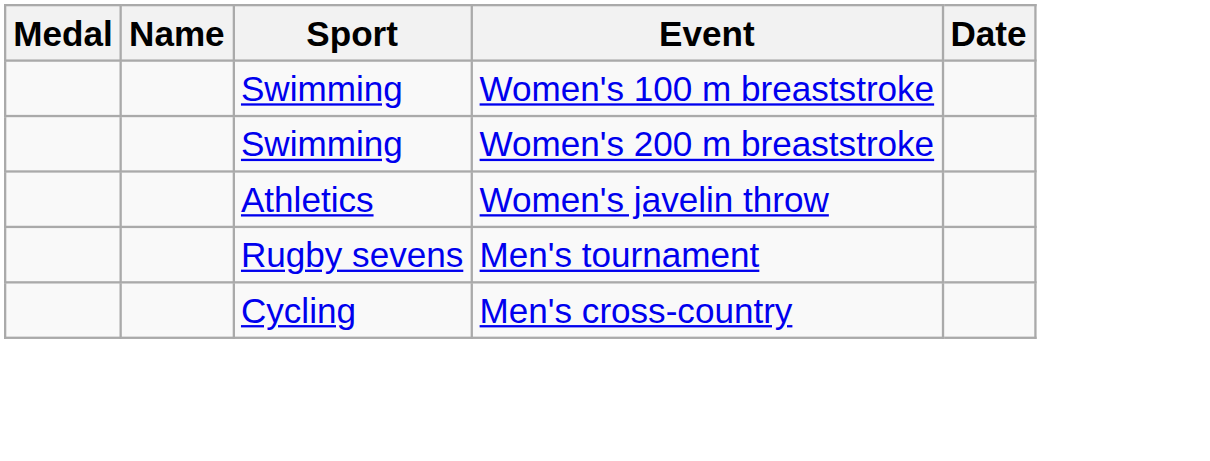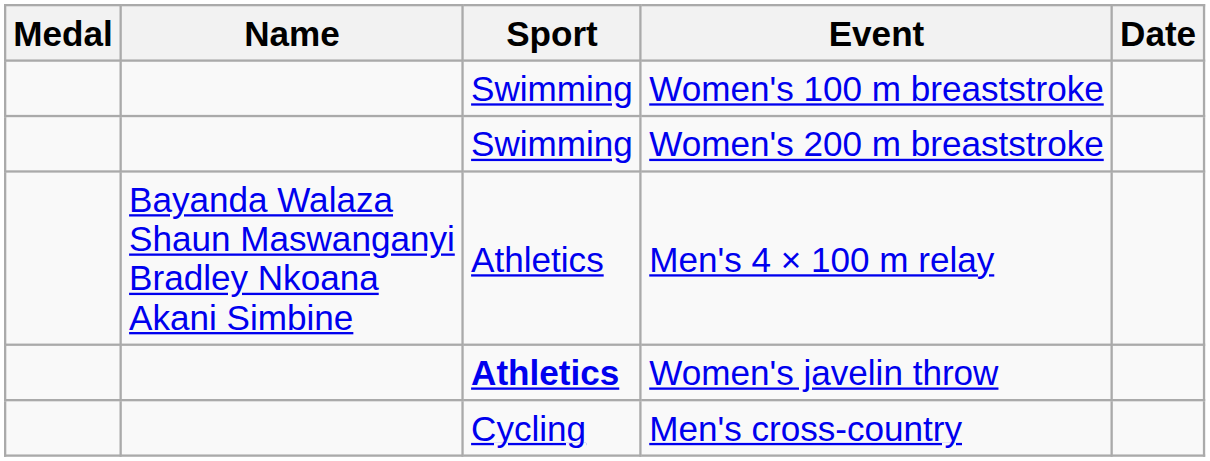+ row: (822, 259)
(307, 200) normal -> (545, 373) bold
- row: (619, 255)
